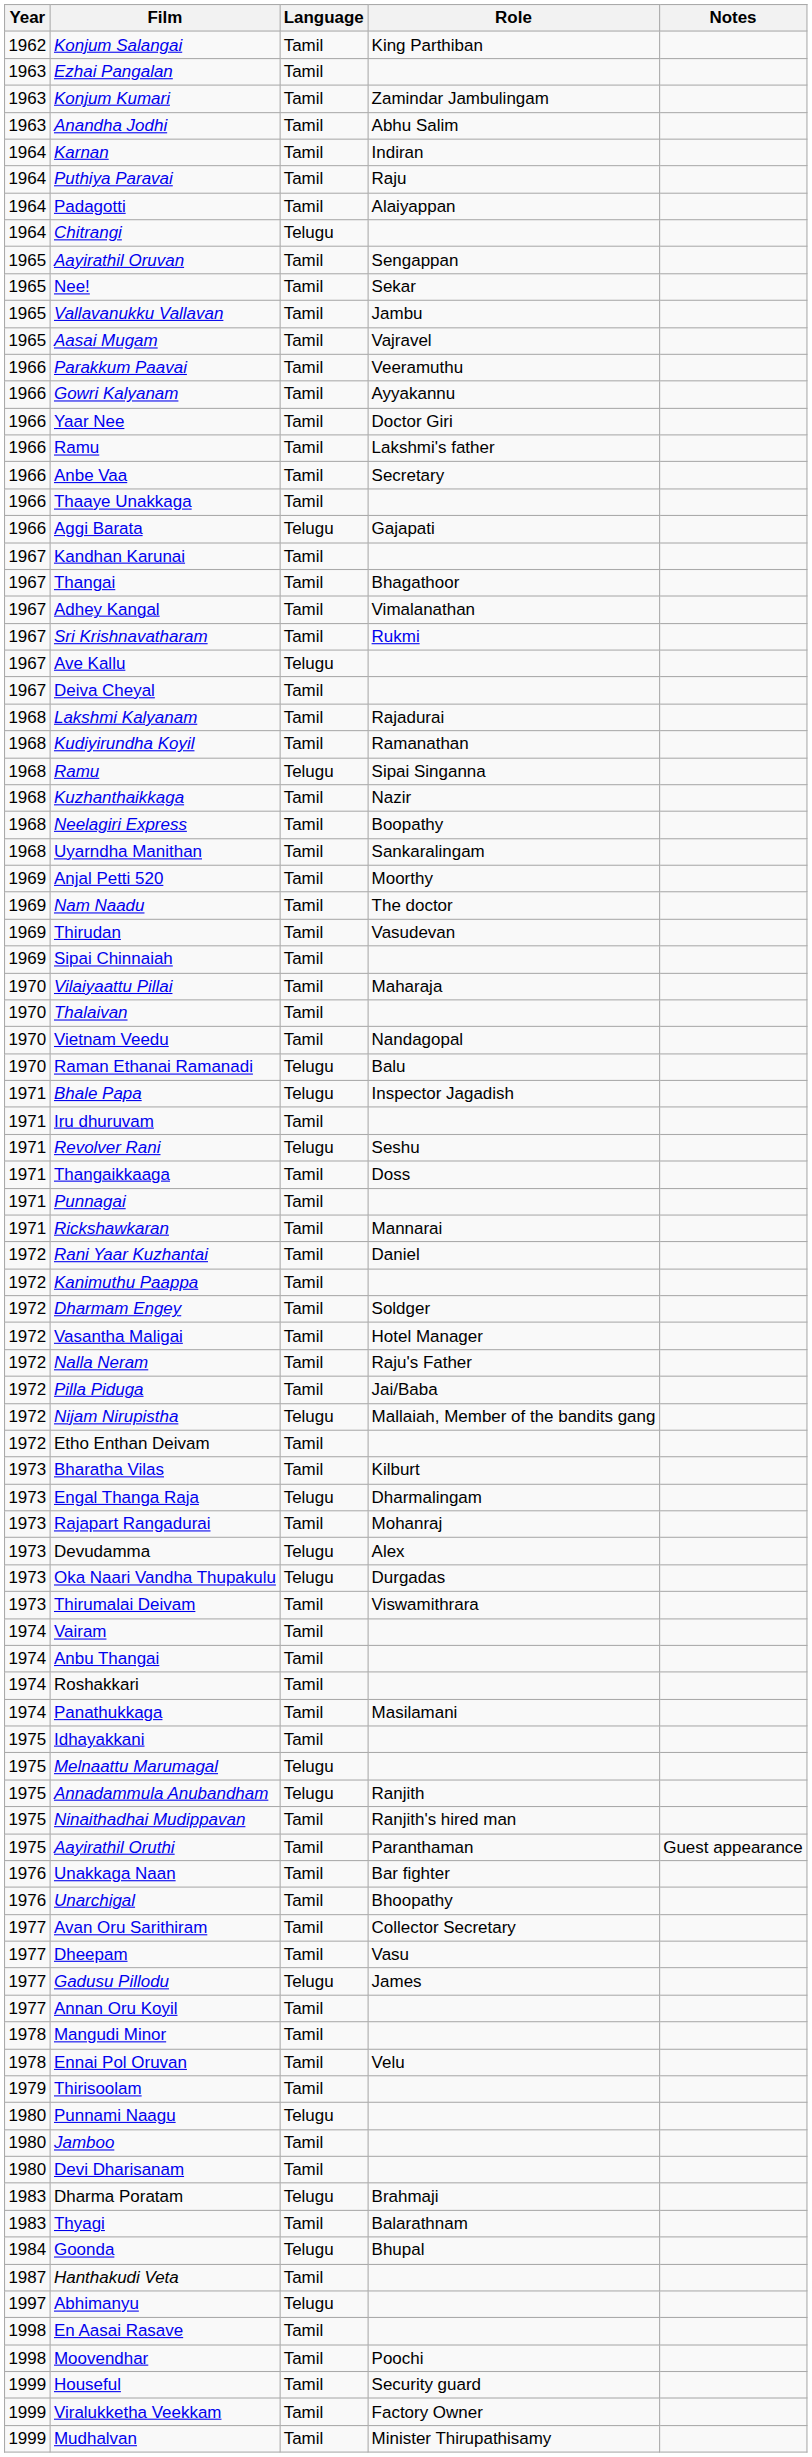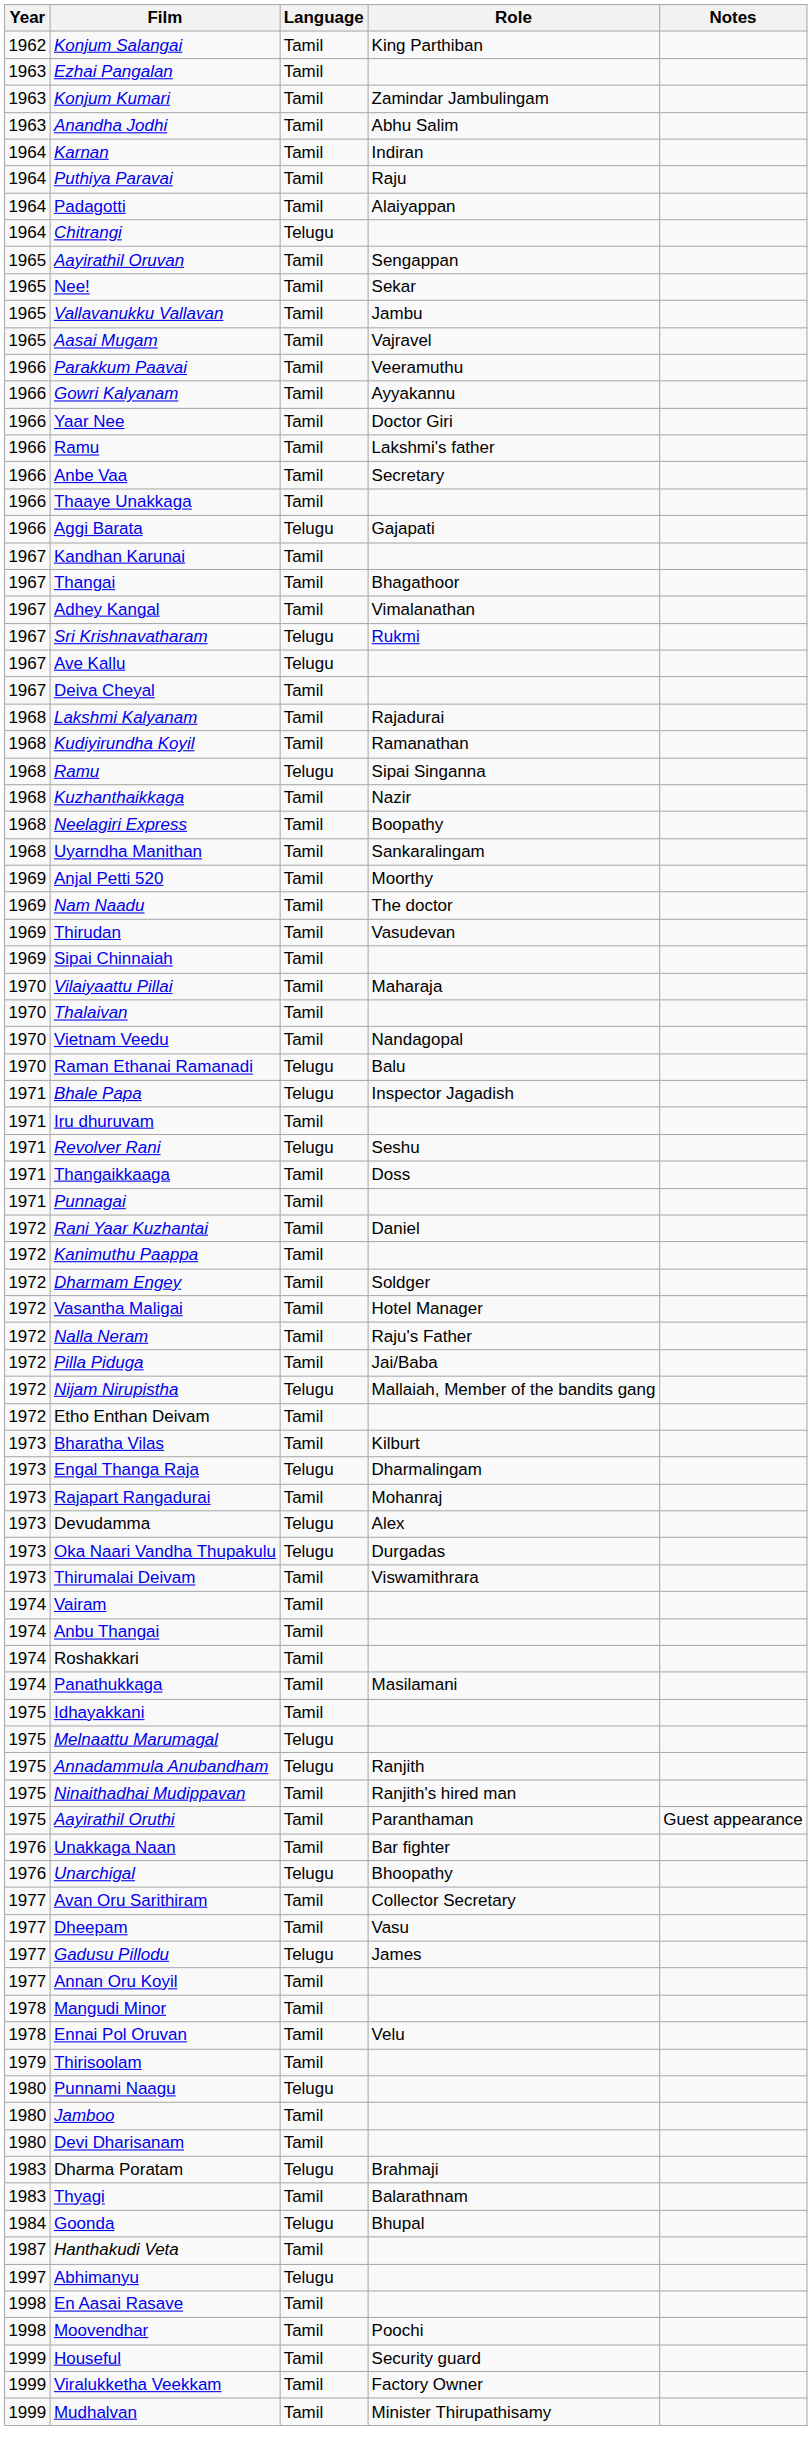(303, 636) Tamil -> (309, 636) Telugu
- row: (111, 1228)
(303, 1900) Tamil -> (309, 1873) Telugu
